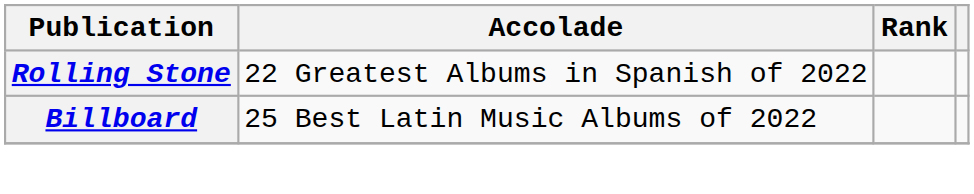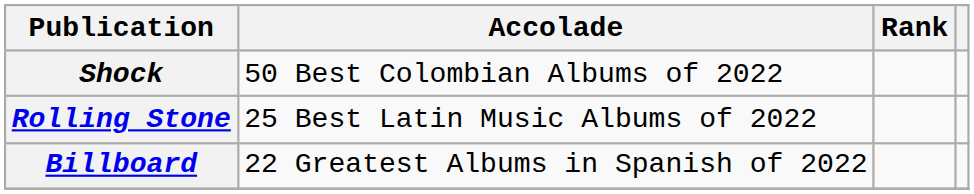+ row: (121, 74)
(556, 74) 22 Greatest Albums in Spanish of 2022 -> (531, 119) 25 Best Latin Music Albums of 2022
(531, 119) 25 Best Latin Music Albums of 2022 -> (556, 165) 22 Greatest Albums in Spanish of 2022
